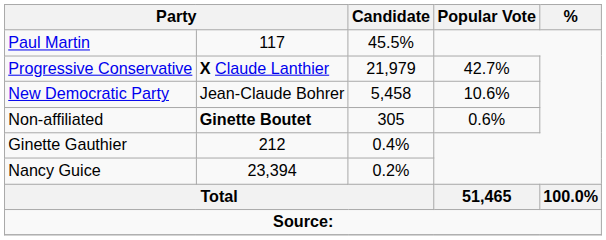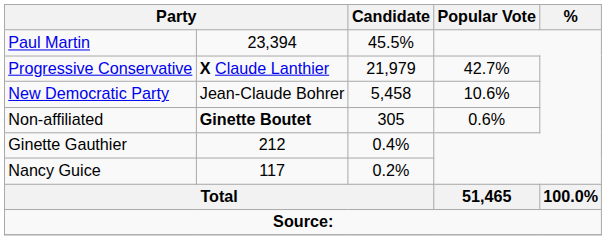(272, 42) 117 -> (272, 42) 23,394
(272, 171) 23,394 -> (272, 171) 117
